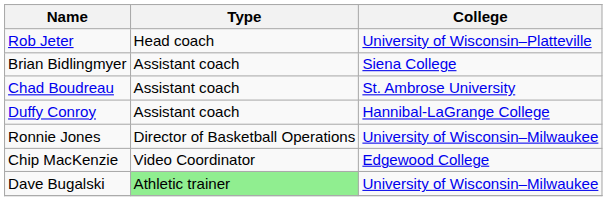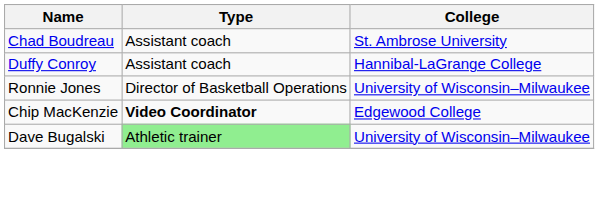- row: (41, 41)
- row: (67, 65)
(194, 160) normal -> (191, 112) bold
